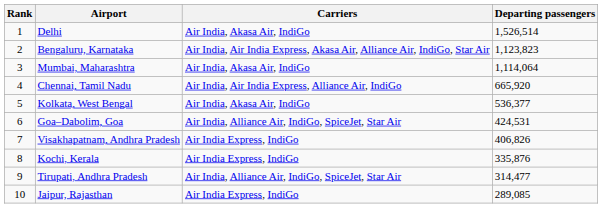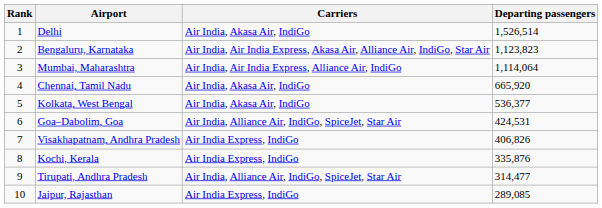(247, 67) Air India, Akasa Air, IndiGo -> (293, 67) Air India, Air India Express, Alliance Air, IndiGo
(293, 85) Air India, Air India Express, Alliance Air, IndiGo -> (247, 85) Air India, Akasa Air, IndiGo
